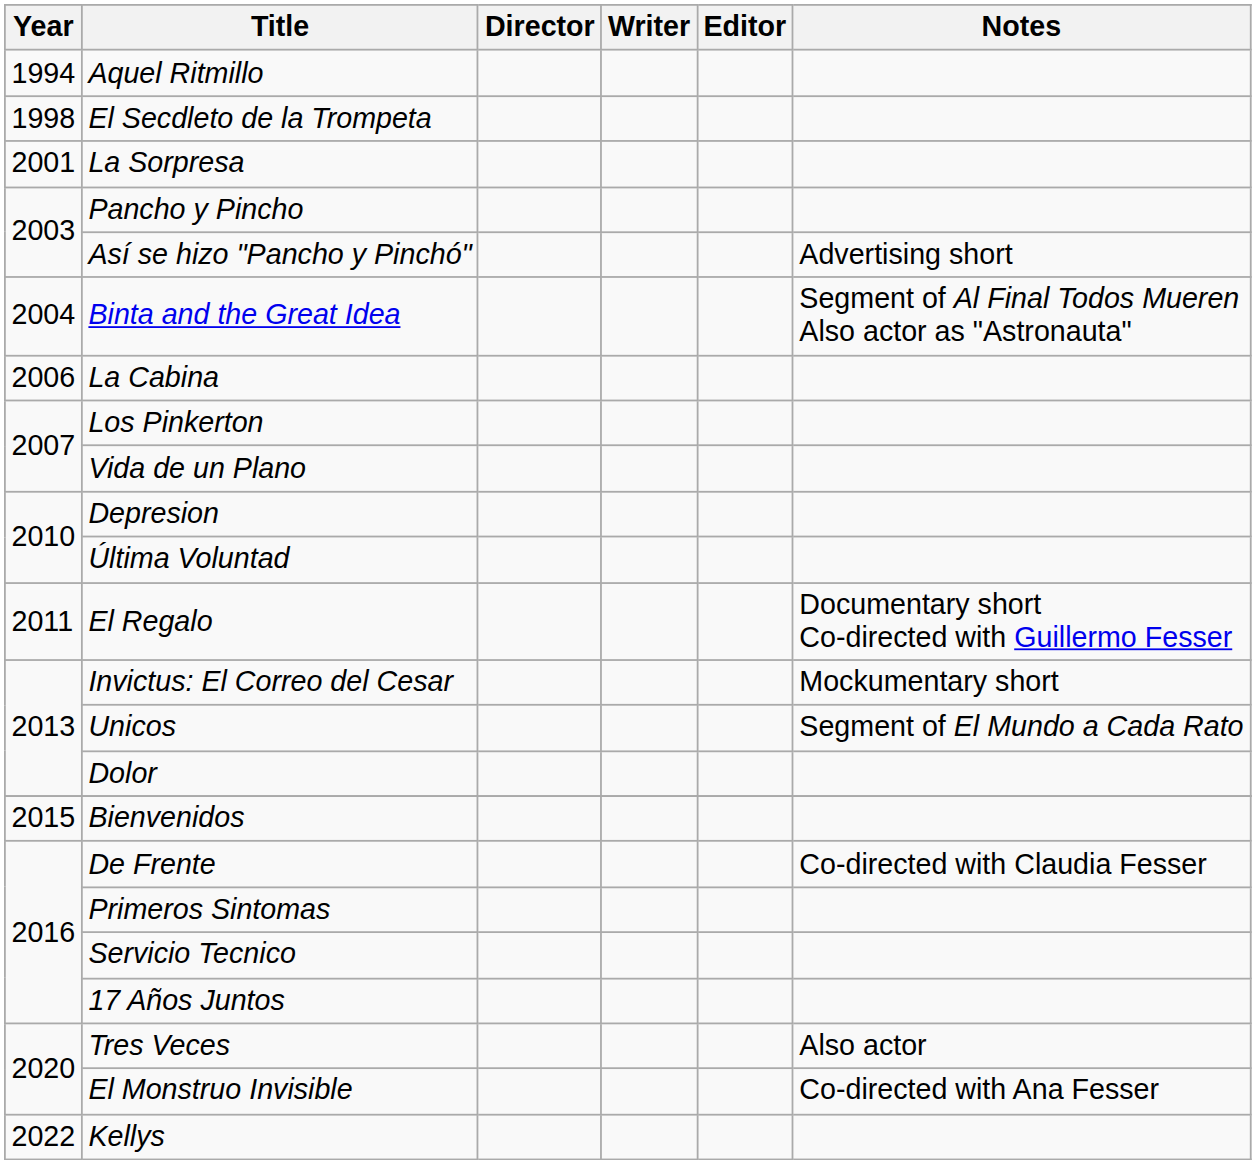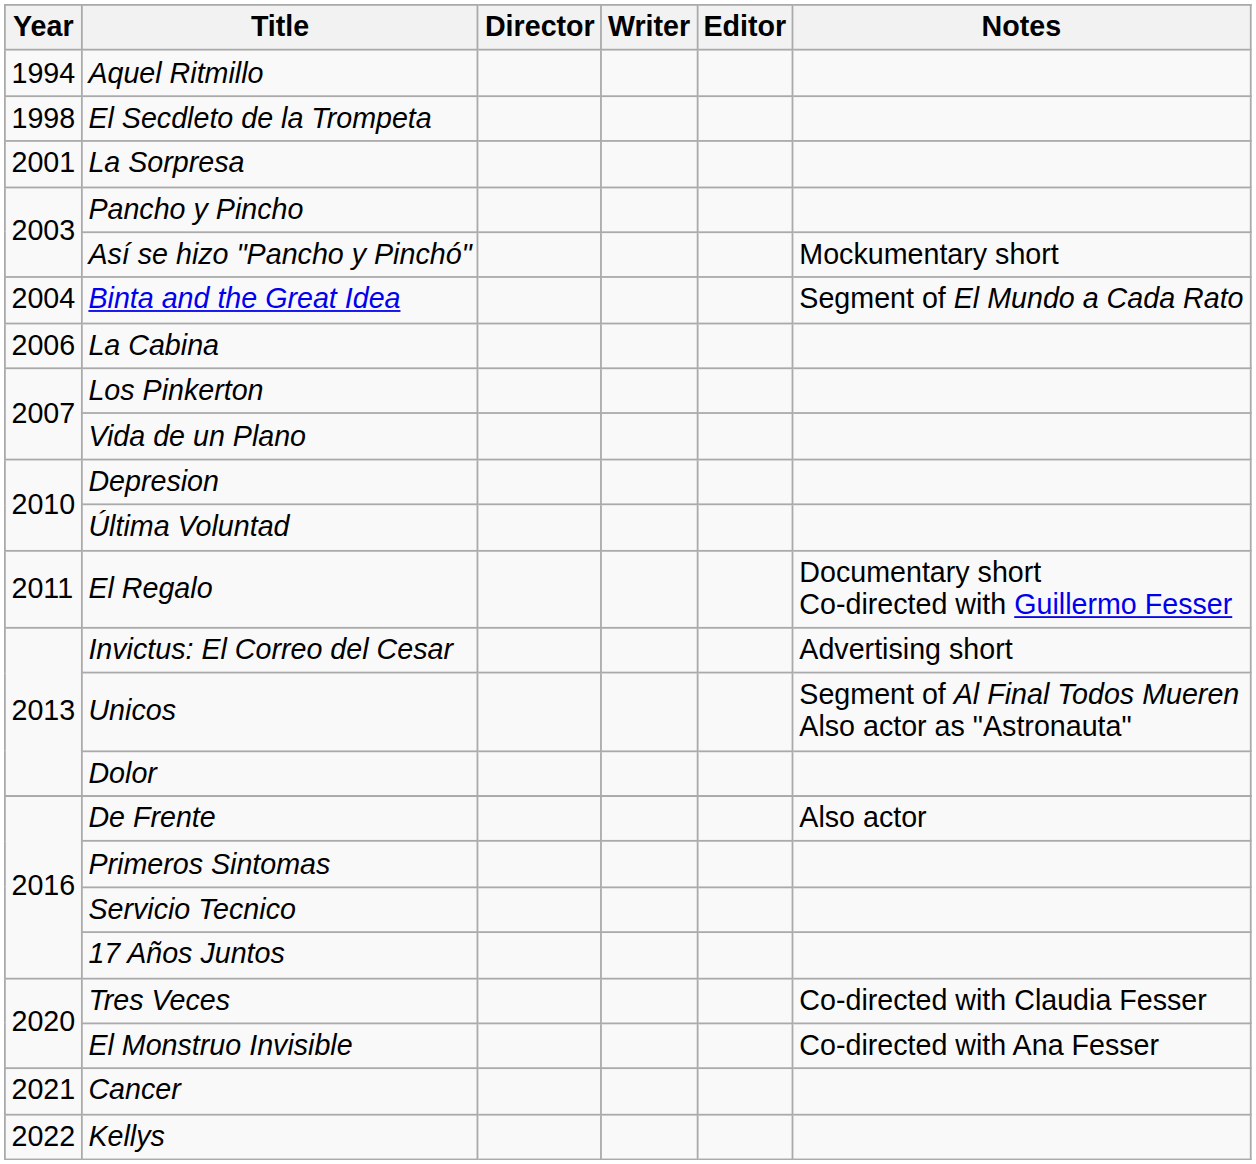(906, 254) Advertising short -> (929, 254) Mockumentary short
(1019, 315) Segment of Al Final Todos Mueren Also actor as "Astronauta" -> (1021, 299) Segment of El Mundo a Cada Rato
(929, 682) Mockumentary short -> (906, 649) Advertising short
(1021, 727) Segment of El Mundo a Cada Rato -> (1019, 711) Segment of Al Final Todos Mueren Also actor as "Astronauta"
- row: (166, 818)
(1003, 863) Co-directed with Claudia Fesser -> (863, 818) Also actor
(863, 1045) Also actor -> (1003, 1000) Co-directed with Claudia Fesser
+ row: (135, 1090)
